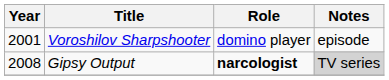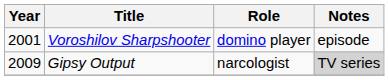(24, 63) 2008 -> (24, 63) 2009
(257, 63) bold -> (253, 63) normal
